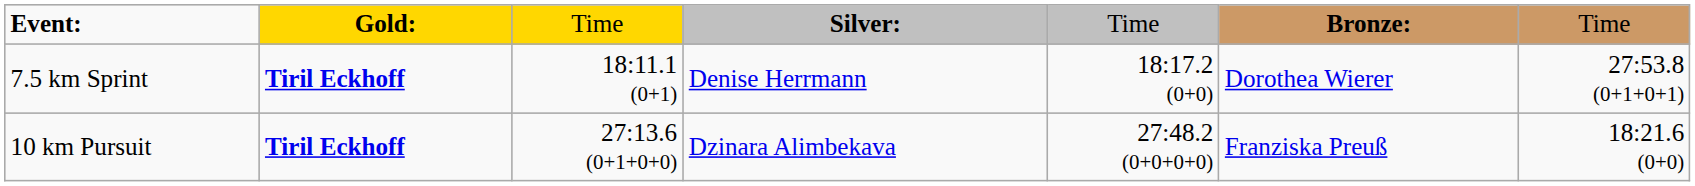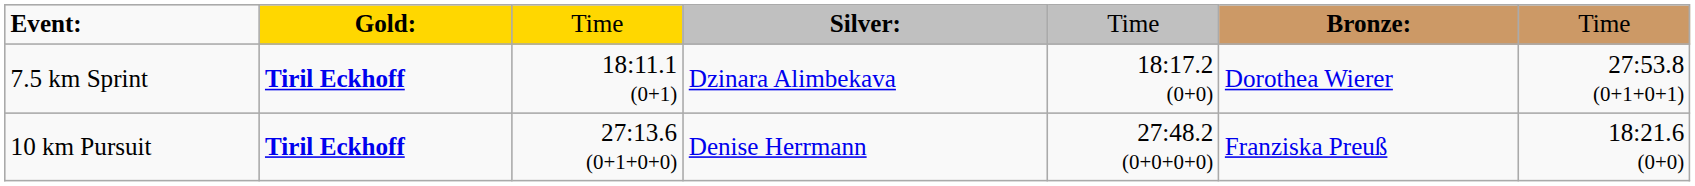(778, 78) Denise Herrmann -> (792, 78) Dzinara Alimbekava
(792, 146) Dzinara Alimbekava -> (778, 146) Denise Herrmann
